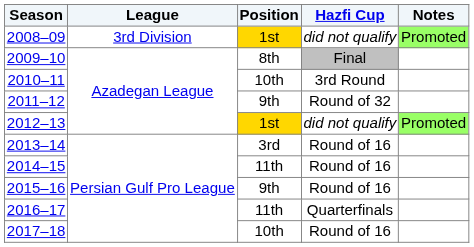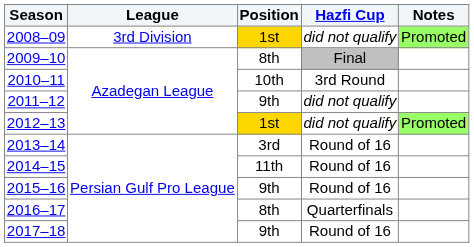(350, 101) Round of 32 -> (350, 101) did not qualify
(269, 209) 11th -> (269, 209) 8th
(269, 231) 10th -> (269, 231) 9th
